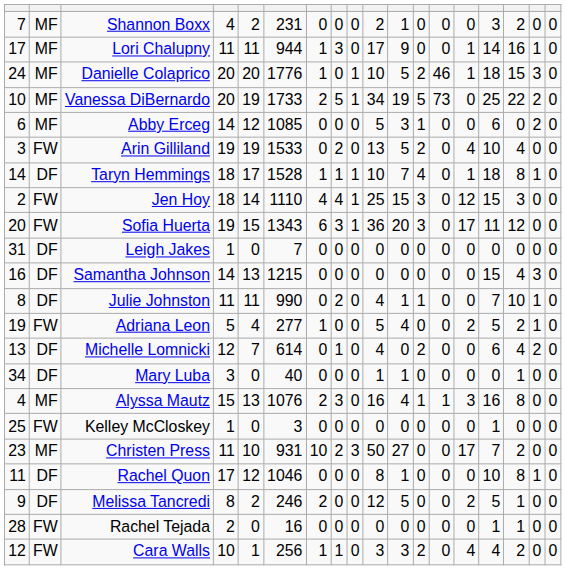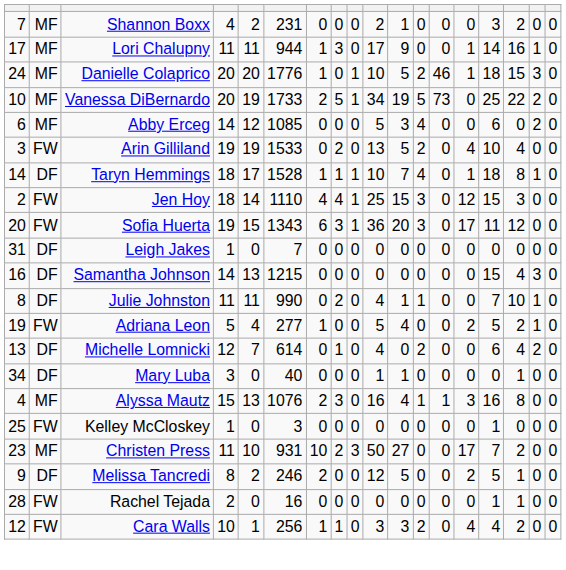(421, 124) 1 -> (421, 124) 4
- row: (164, 476)
